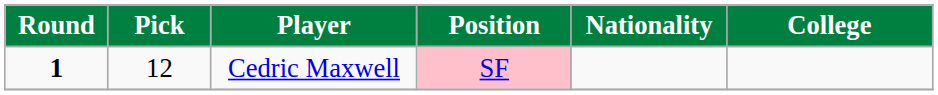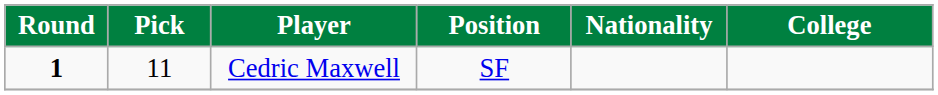(159, 67) 12 -> (159, 67) 11
(494, 67) pink background -> (494, 67) no background
